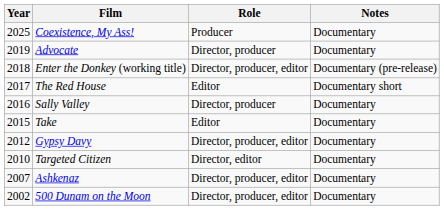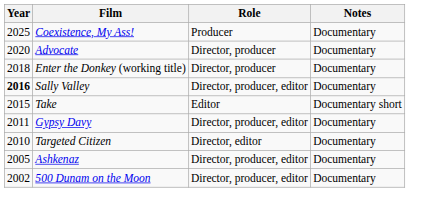(19, 50) 2019 -> (19, 50) 2020
(249, 68) Director, producer, editor -> (233, 68) Director, producer
(375, 68) Documentary (pre-release) -> (344, 68) Documentary
- row: (71, 86)
(19, 104) normal -> (19, 86) bold
(233, 104) Director, producer -> (249, 86) Director, producer, editor
(344, 123) Documentary -> (357, 104) Documentary short
(19, 141) 2012 -> (18, 123) 2011
(19, 178) 2007 -> (19, 159) 2005
